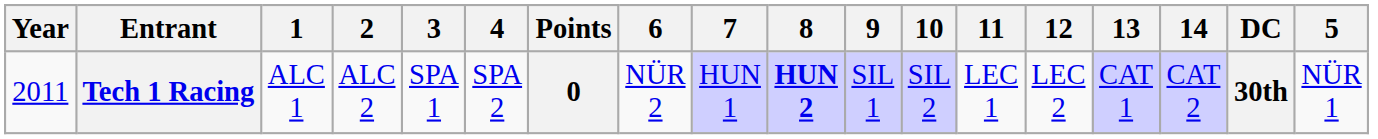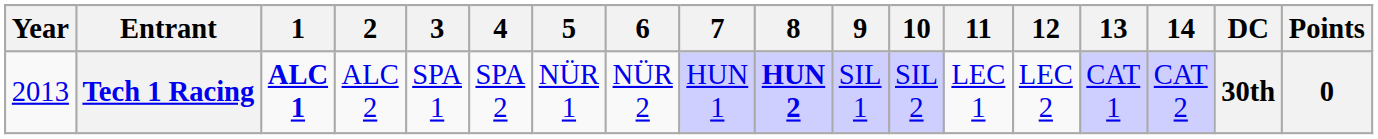columns swapped: (1332, 27) <-> (574, 27)
(40, 91) 2011 -> (40, 91) 2013
(296, 91) normal -> (298, 91) bold
